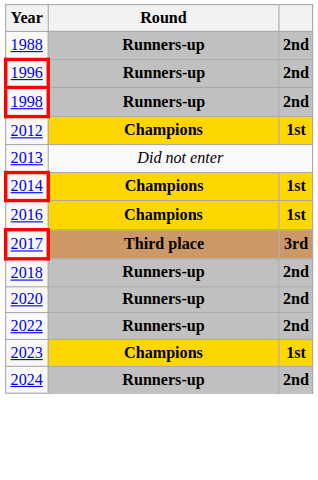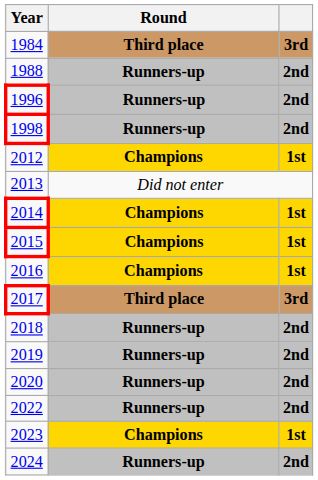+ row: (27, 44)
+ row: (27, 242)
+ row: (27, 355)
